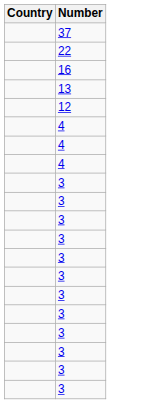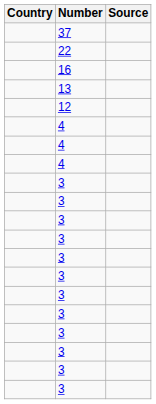+ column: (128, 13)
